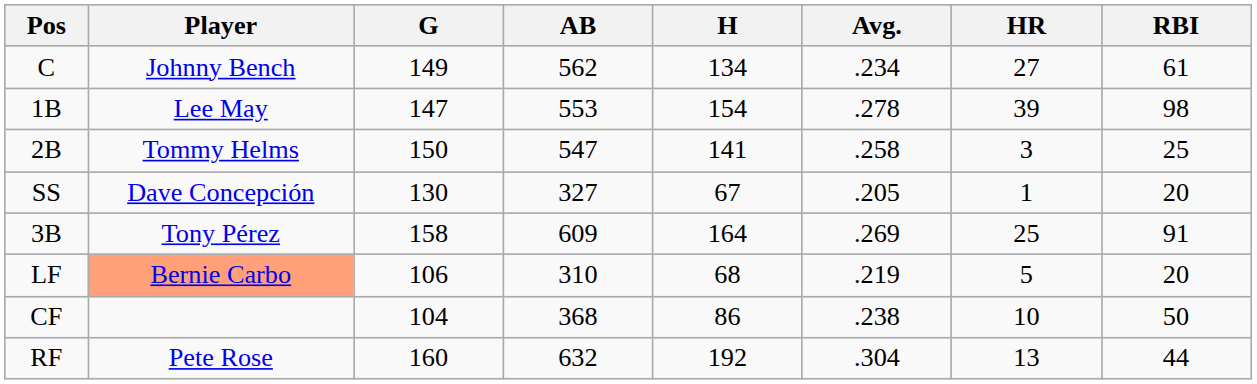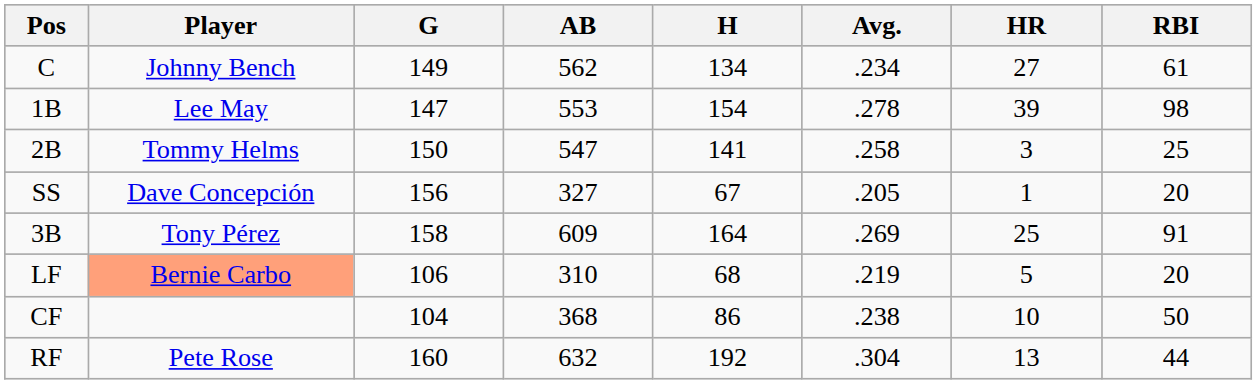(428, 191) 130 -> (428, 191) 156
